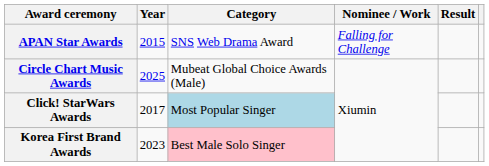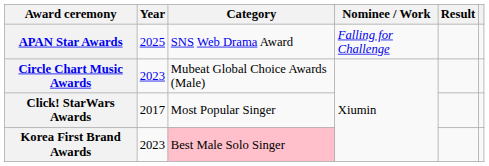(152, 41) 2015 -> (152, 41) 2025
(152, 75) 2025 -> (152, 75) 2023
(223, 110) lightblue background -> (223, 110) no background
